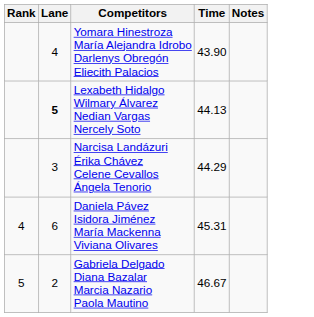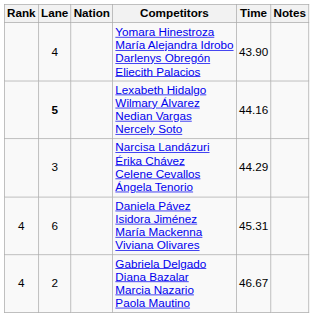+ column: (92, 13)
(212, 109) 44.13 -> (254, 109) 44.16
(21, 283) 5 -> (21, 283) 4
